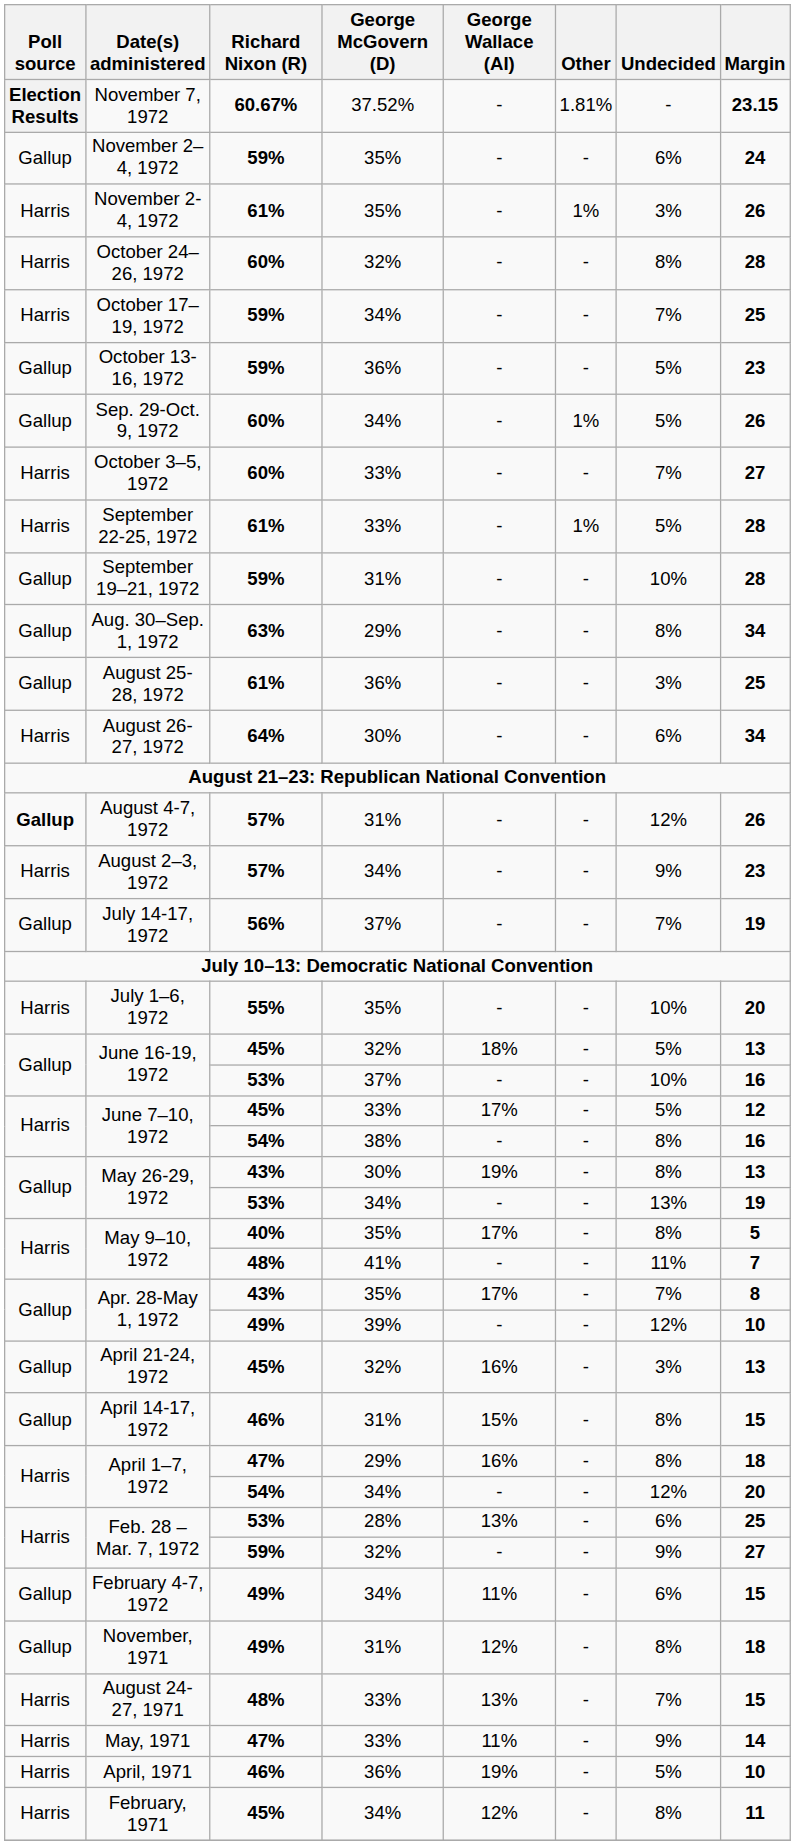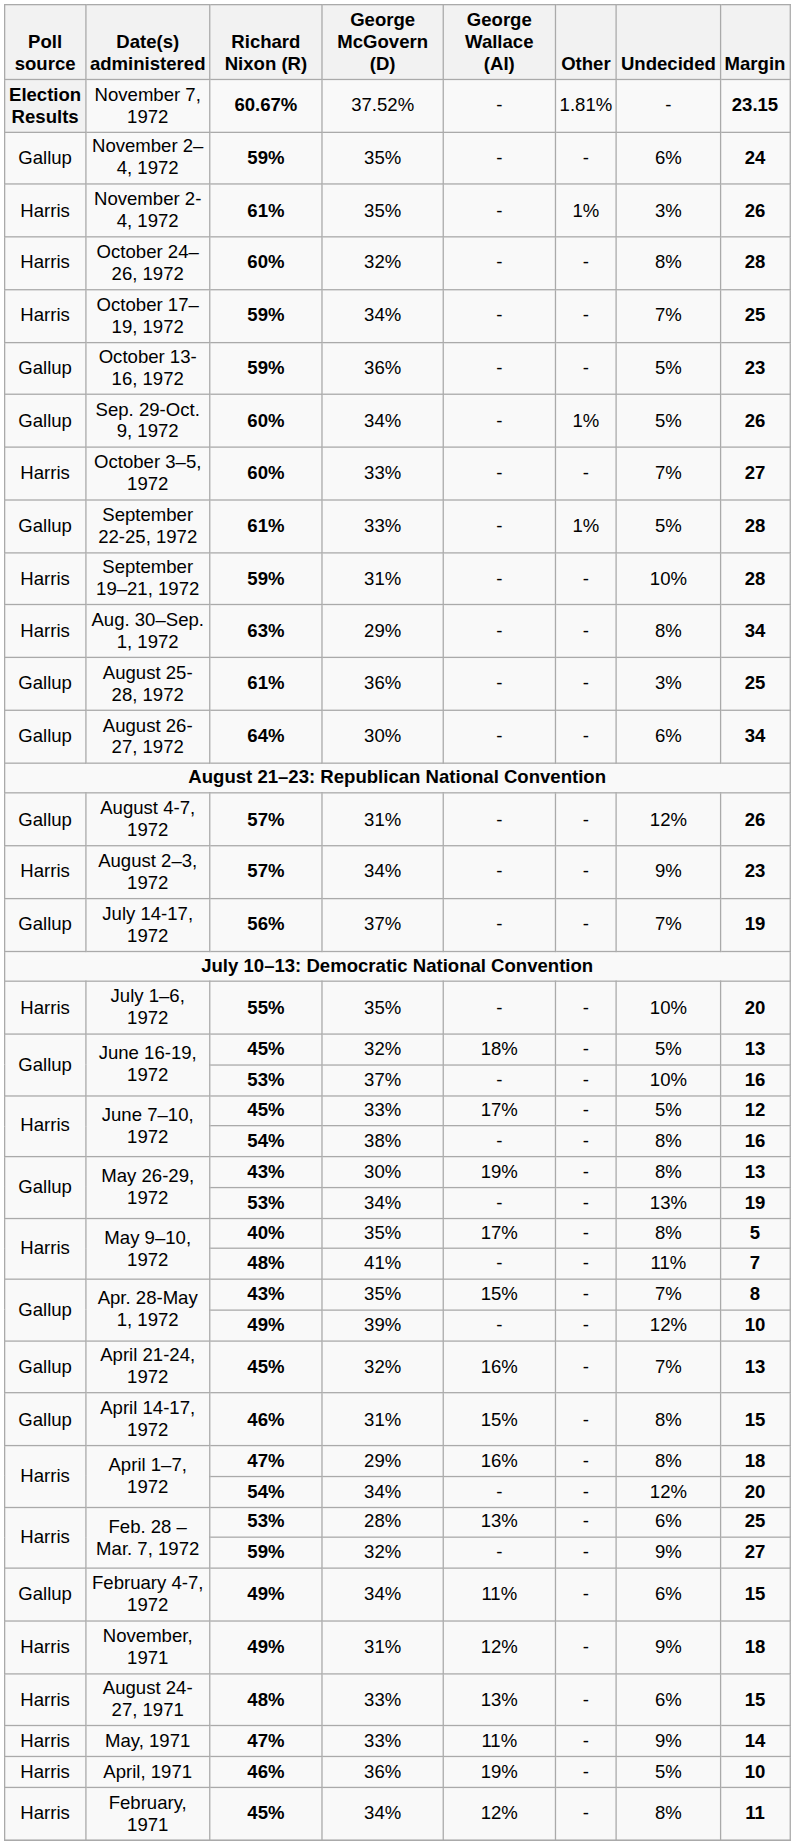(45, 526) Harris -> (45, 526) Gallup
(45, 578) Gallup -> (45, 578) Harris
(45, 631) Gallup -> (45, 631) Harris
(45, 736) Harris -> (45, 736) Gallup
(45, 819) bold -> (45, 819) normal
(499, 1294) 17% -> (499, 1294) 15%
(668, 1366) 3% -> (668, 1366) 7%
(45, 1647) Gallup -> (45, 1647) Harris
(668, 1647) 8% -> (668, 1647) 9%
(668, 1699) 7% -> (668, 1699) 6%
